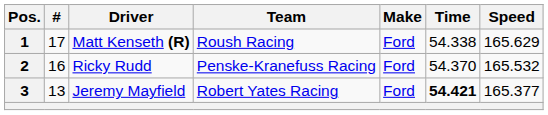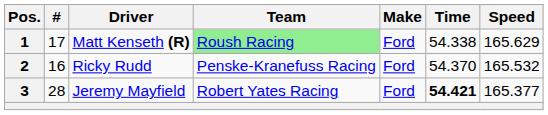(245, 42) no background -> (245, 42) lightgreen background
(57, 91) 13 -> (57, 91) 28
